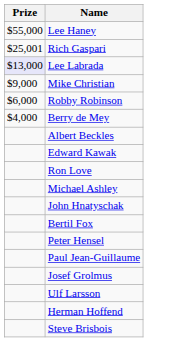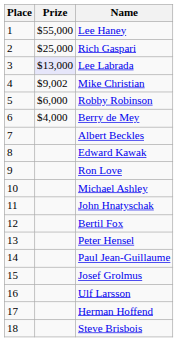+ column: (19, 13)
(25, 48) $25,001 -> (55, 48) $25,000
(22, 83) $9,000 -> (52, 83) $9,002
